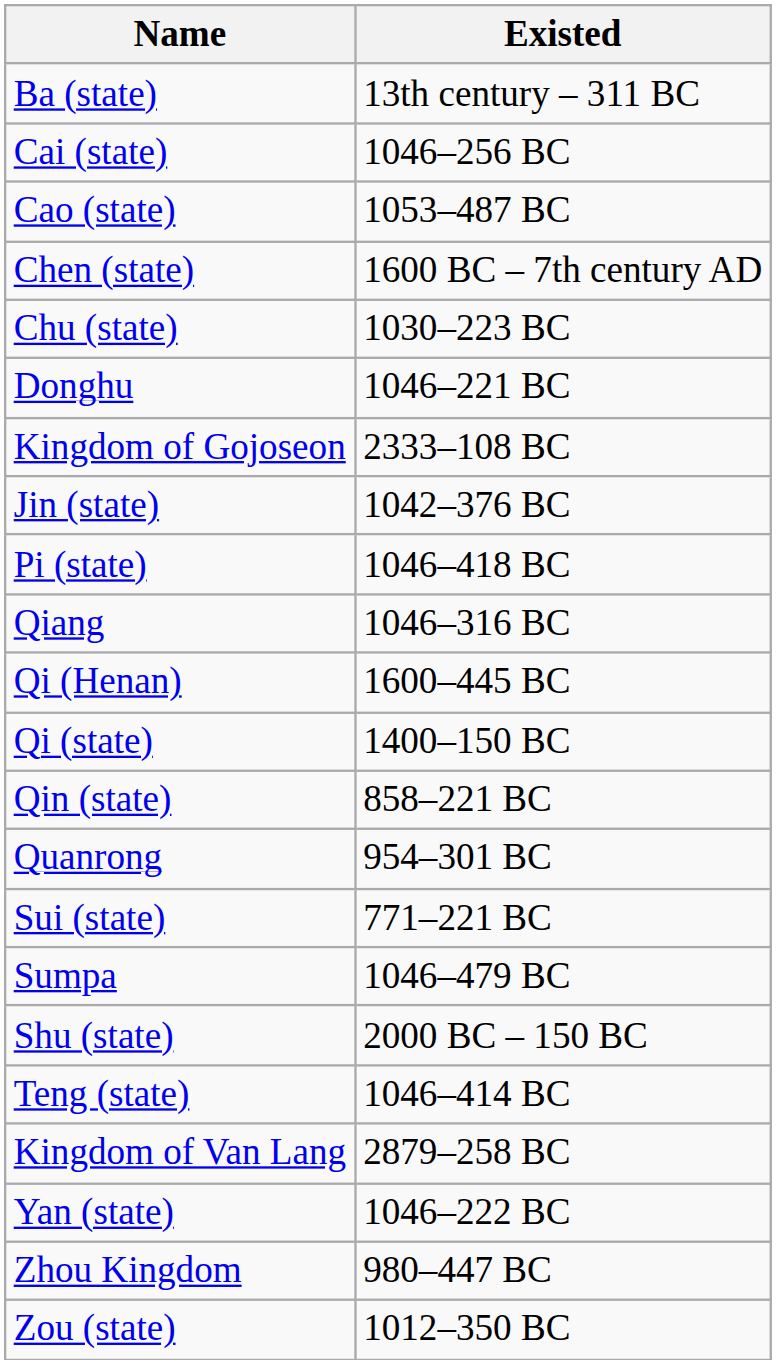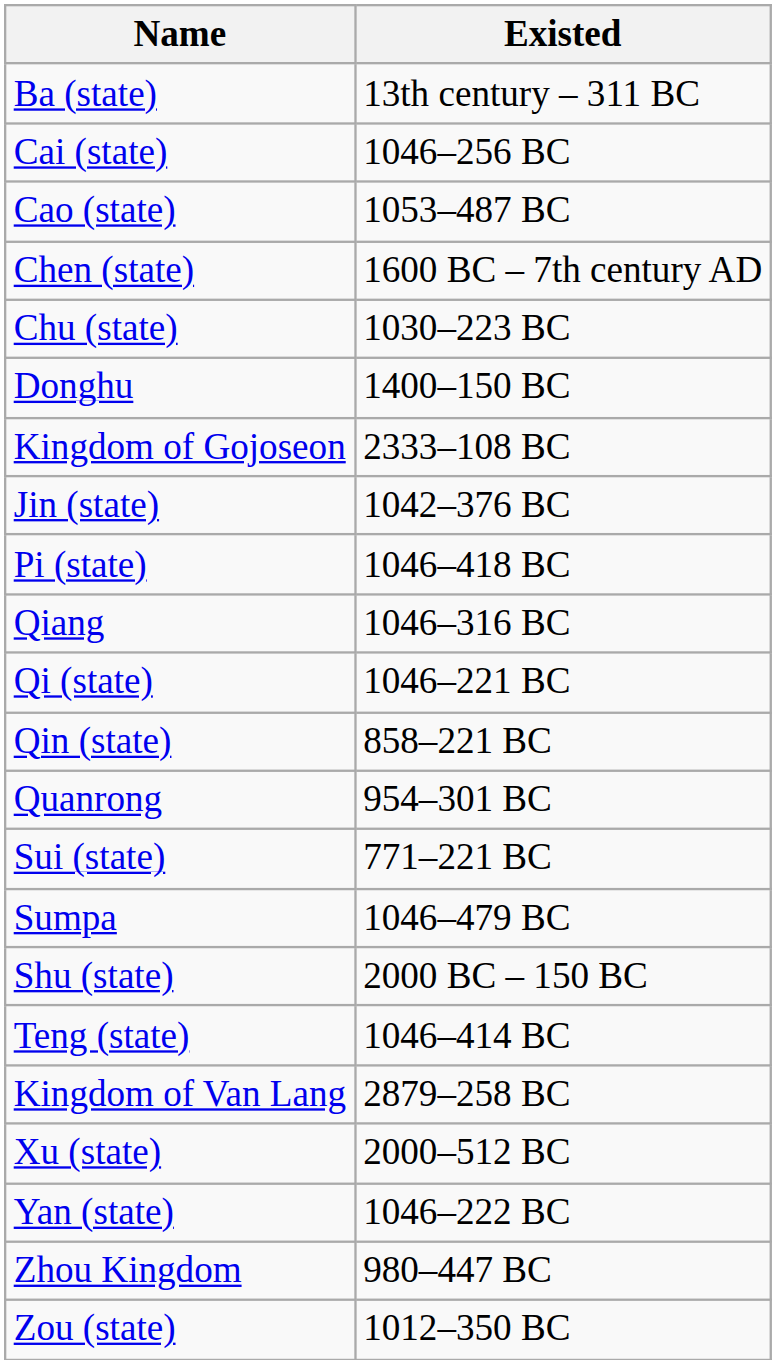(467, 387) 1046–221 BC -> (467, 387) 1400–150 BC
- row: (98, 681)
(467, 740) 1400–150 BC -> (467, 681) 1046–221 BC
+ row: (87, 1152)
